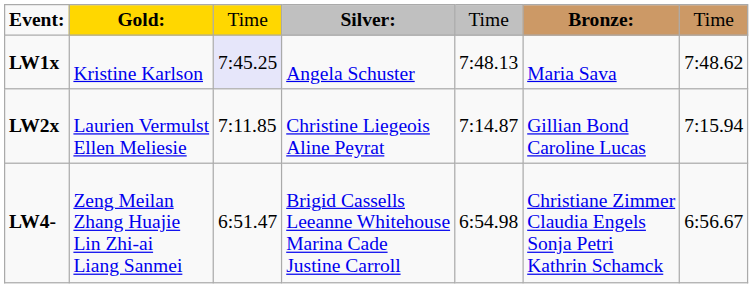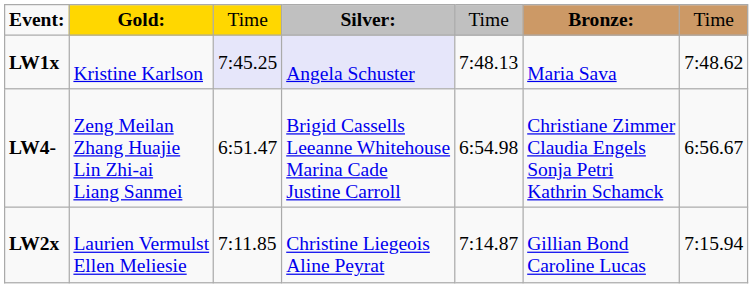(350, 72) no background -> (350, 72) lavender background
rows swapped: (34, 125) <-> (33, 222)
